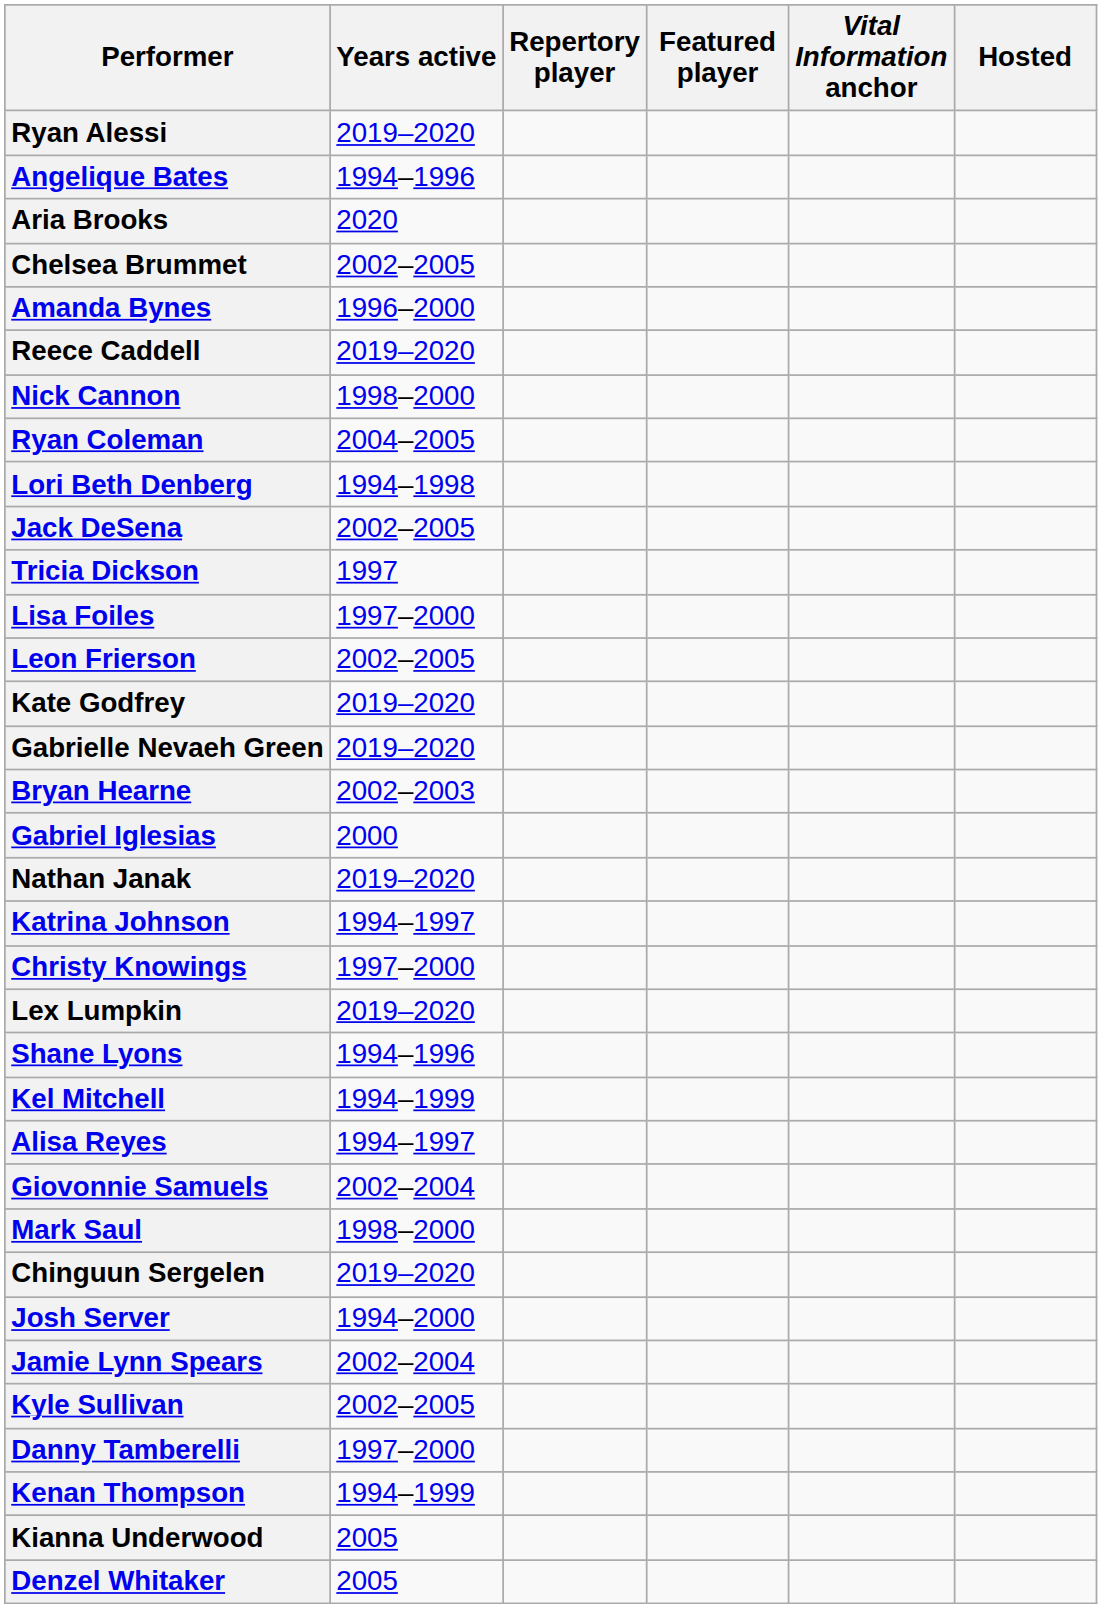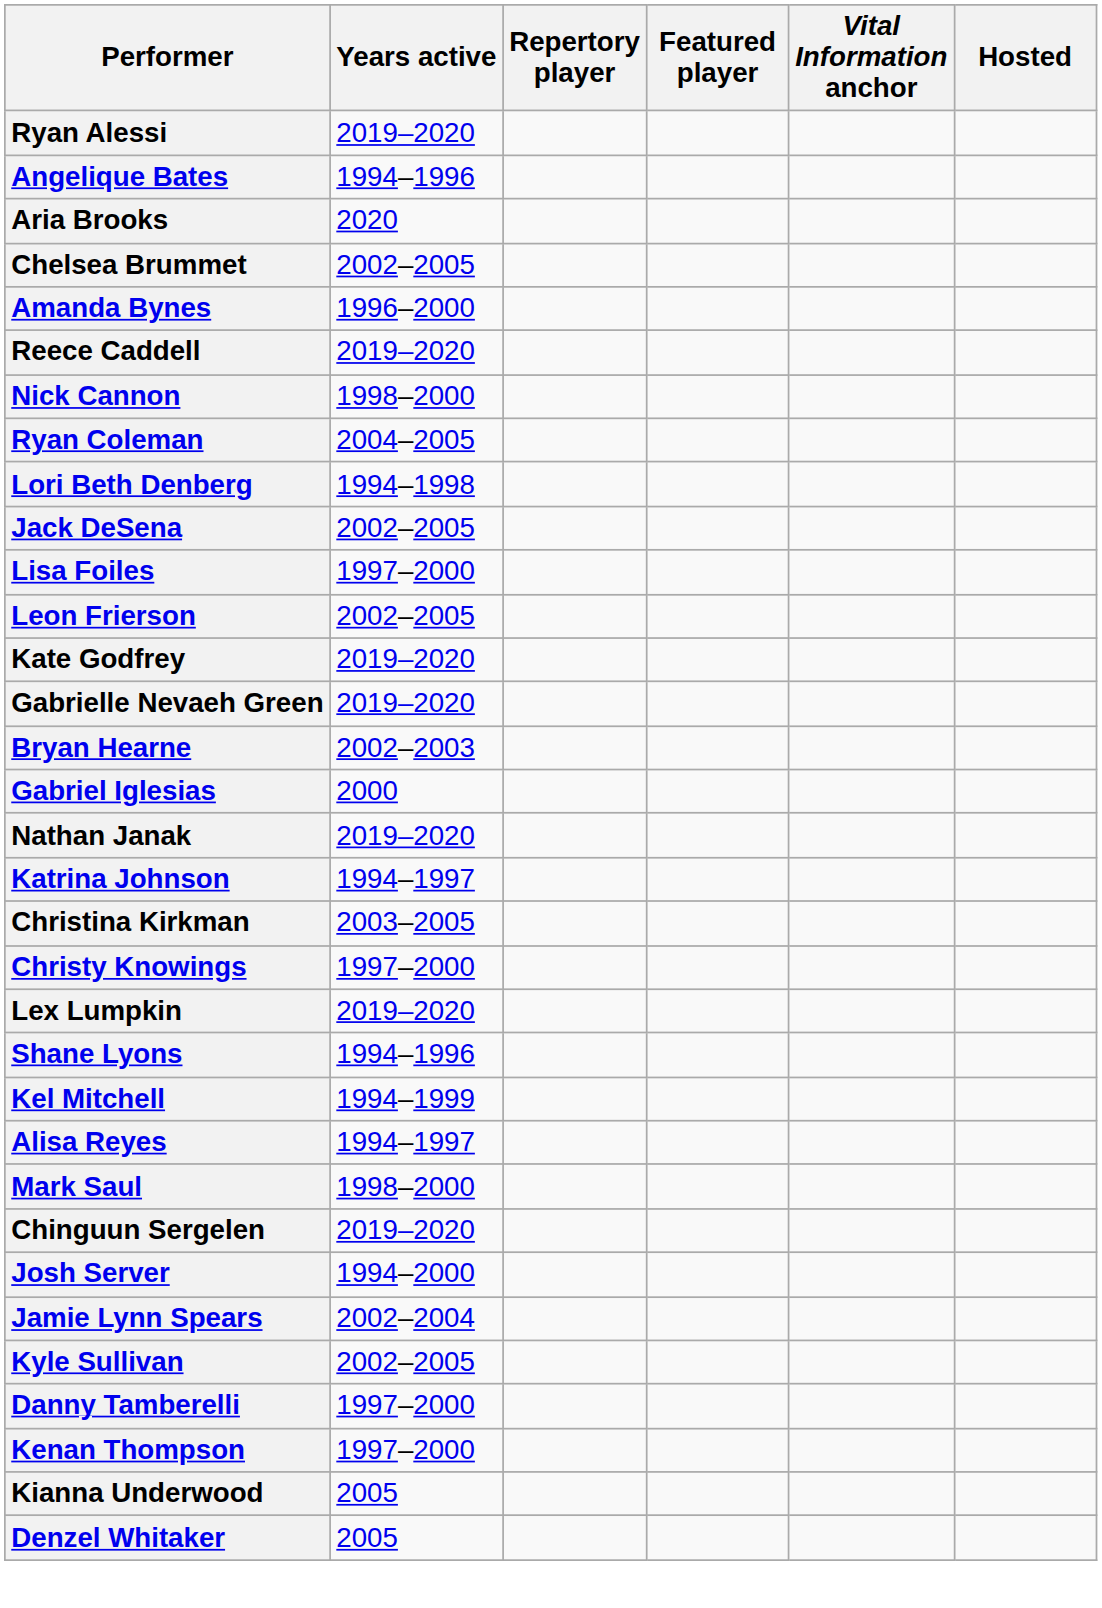- row: (105, 571)
+ row: (130, 922)
- row: (140, 1186)
(406, 1493) 1994–1999 -> (406, 1449) 1997–2000
